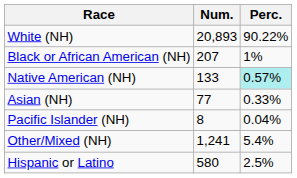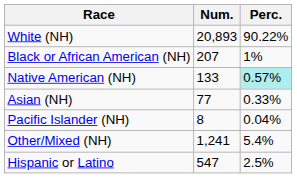(208, 162) 580 -> (208, 162) 547
